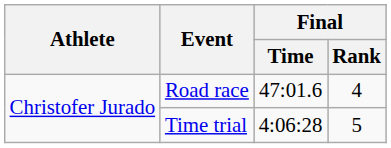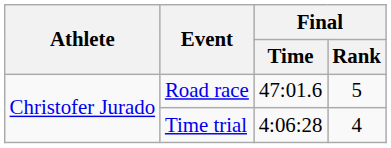(357, 90) 4 -> (357, 90) 5
(357, 125) 5 -> (357, 125) 4
